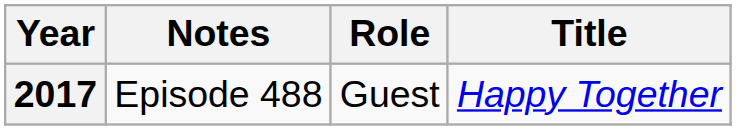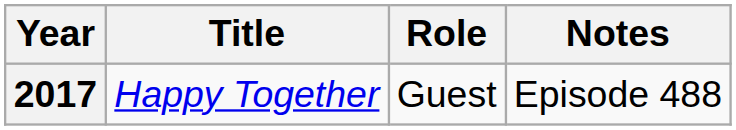columns swapped: (589, 34) <-> (218, 34)
